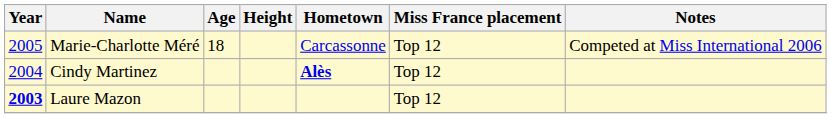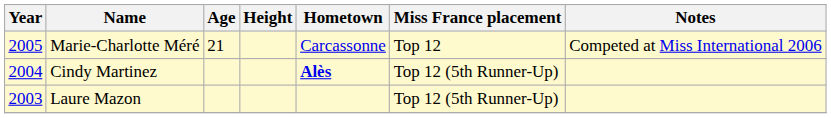(216, 44) 18 -> (216, 44) 21
(417, 71) Top 12 -> (476, 71) Top 12 (5th Runner-Up)
(25, 98) bold -> (25, 98) normal
(417, 98) Top 12 -> (476, 98) Top 12 (5th Runner-Up)
